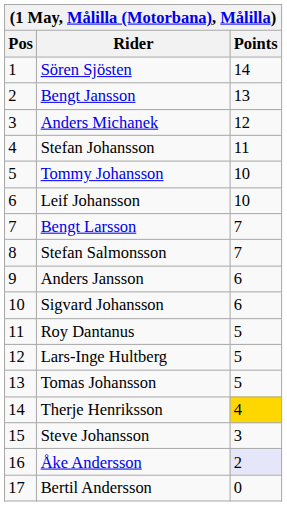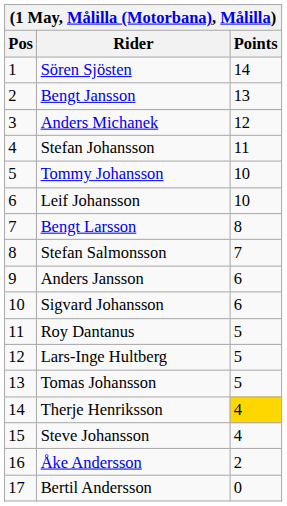(238, 226) 7 -> (238, 226) 8
(238, 435) 3 -> (238, 435) 4
(238, 461) lavender background -> (238, 461) no background
